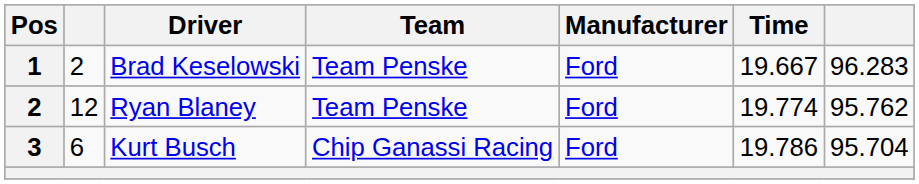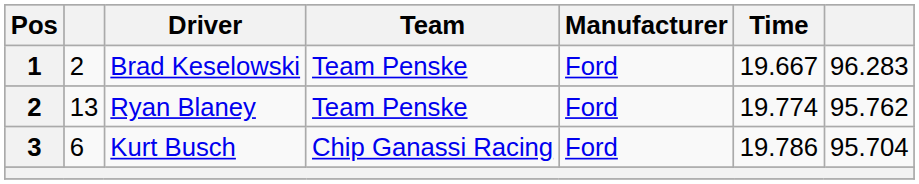(84, 107) 12 -> (84, 107) 13
